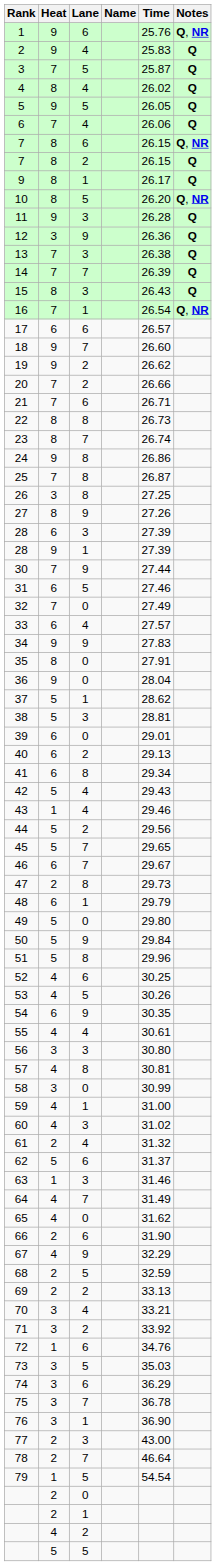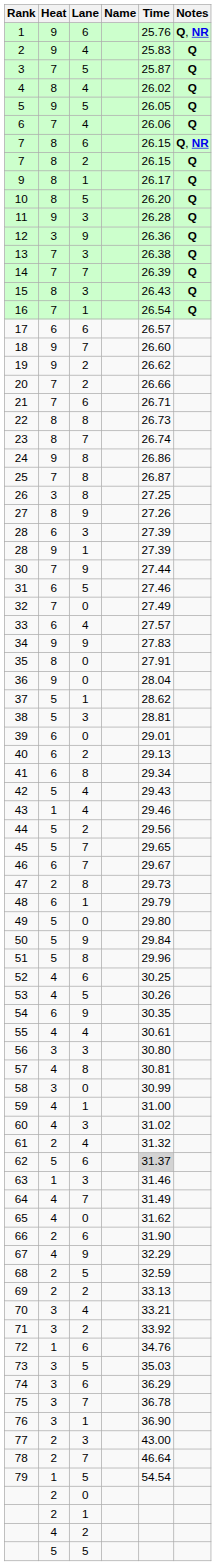(192, 198) Q, NR -> (192, 198) Q
(192, 310) Q, NR -> (192, 310) Q
(156, 1162) no background -> (156, 1162) lightgrey background
